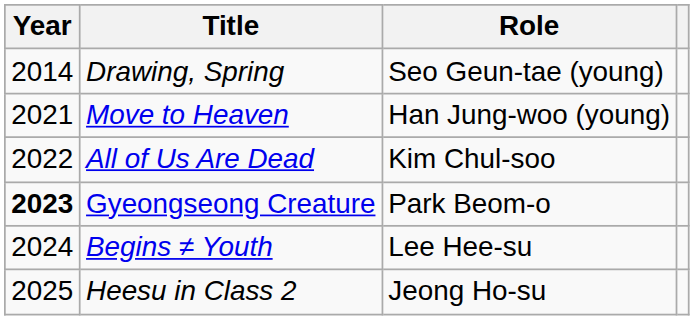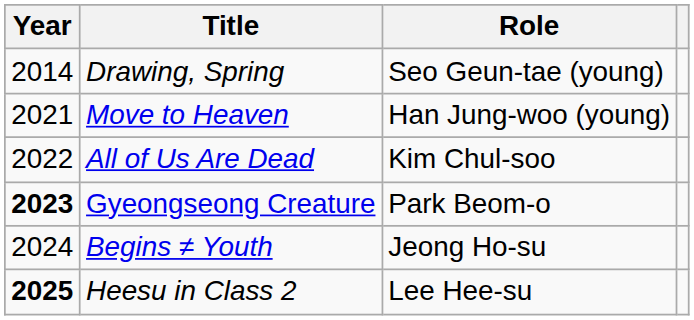(460, 247) Lee Hee-su -> (467, 247) Jeong Ho-su
(42, 291) normal -> (42, 291) bold
(467, 291) Jeong Ho-su -> (460, 291) Lee Hee-su
